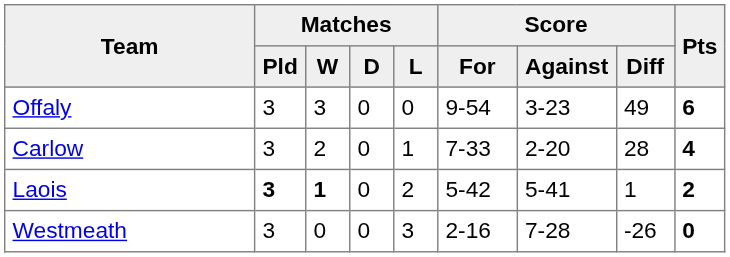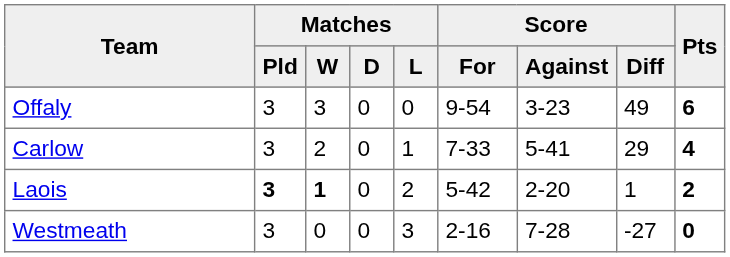(548, 148) 2-20 -> (548, 148) 5-41
(637, 148) 28 -> (637, 148) 29
(548, 189) 5-41 -> (548, 189) 2-20
(640, 230) -26 -> (640, 230) -27
